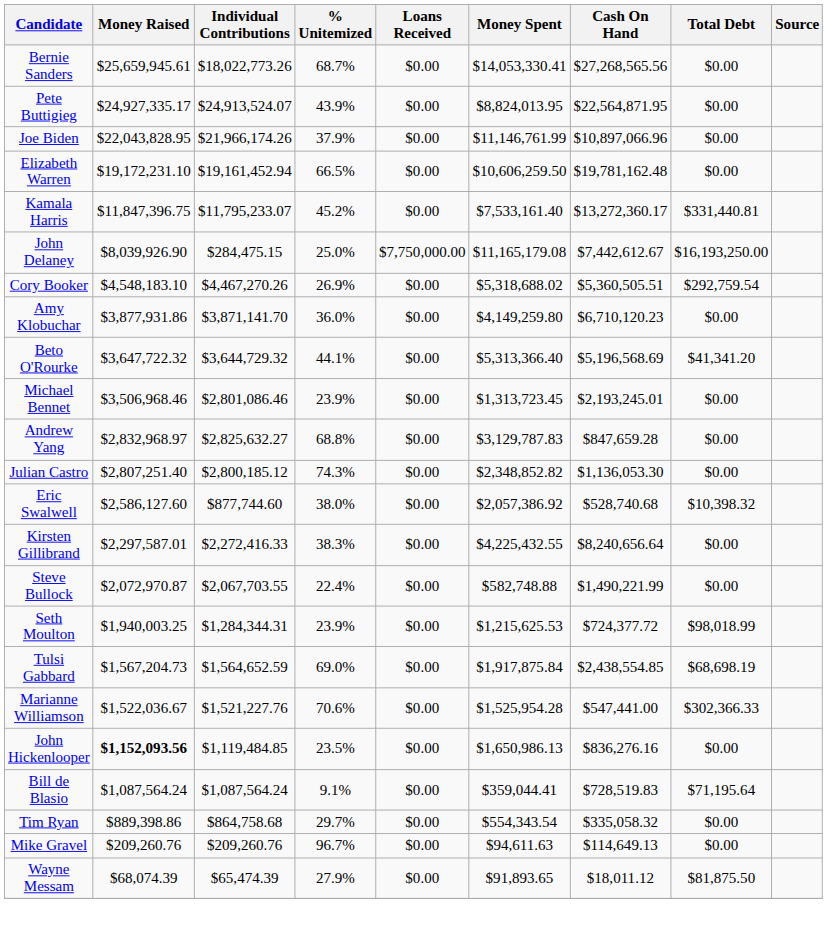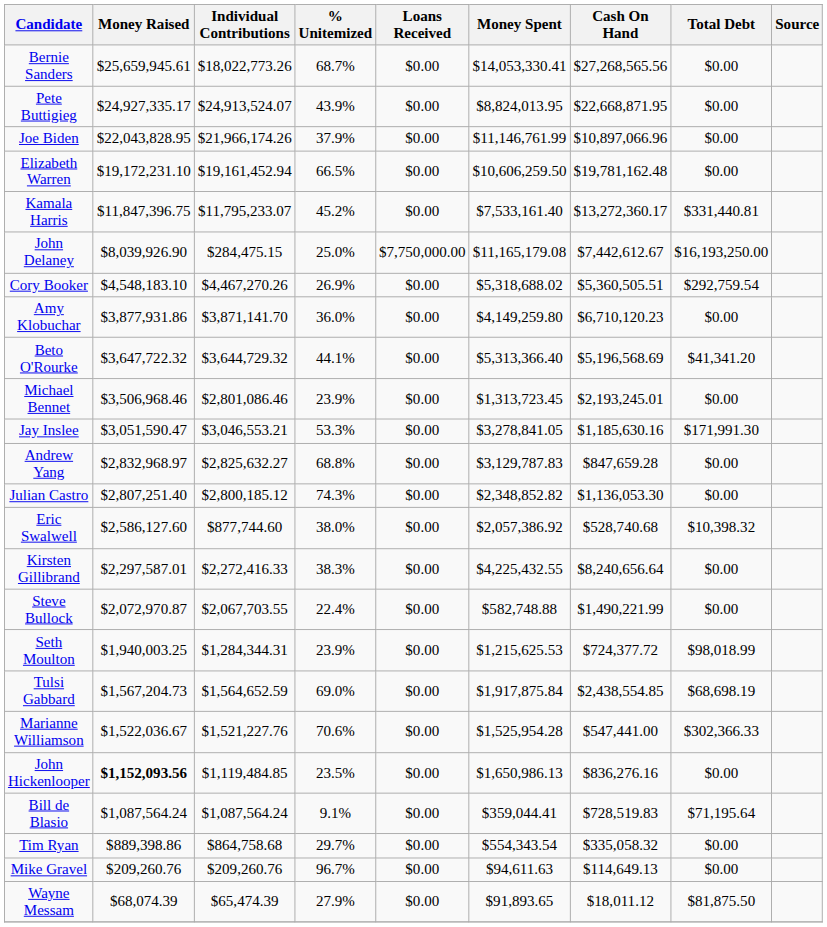(620, 106) $22,564,871.95 -> (620, 106) $22,668,871.95
+ row: (49, 431)
